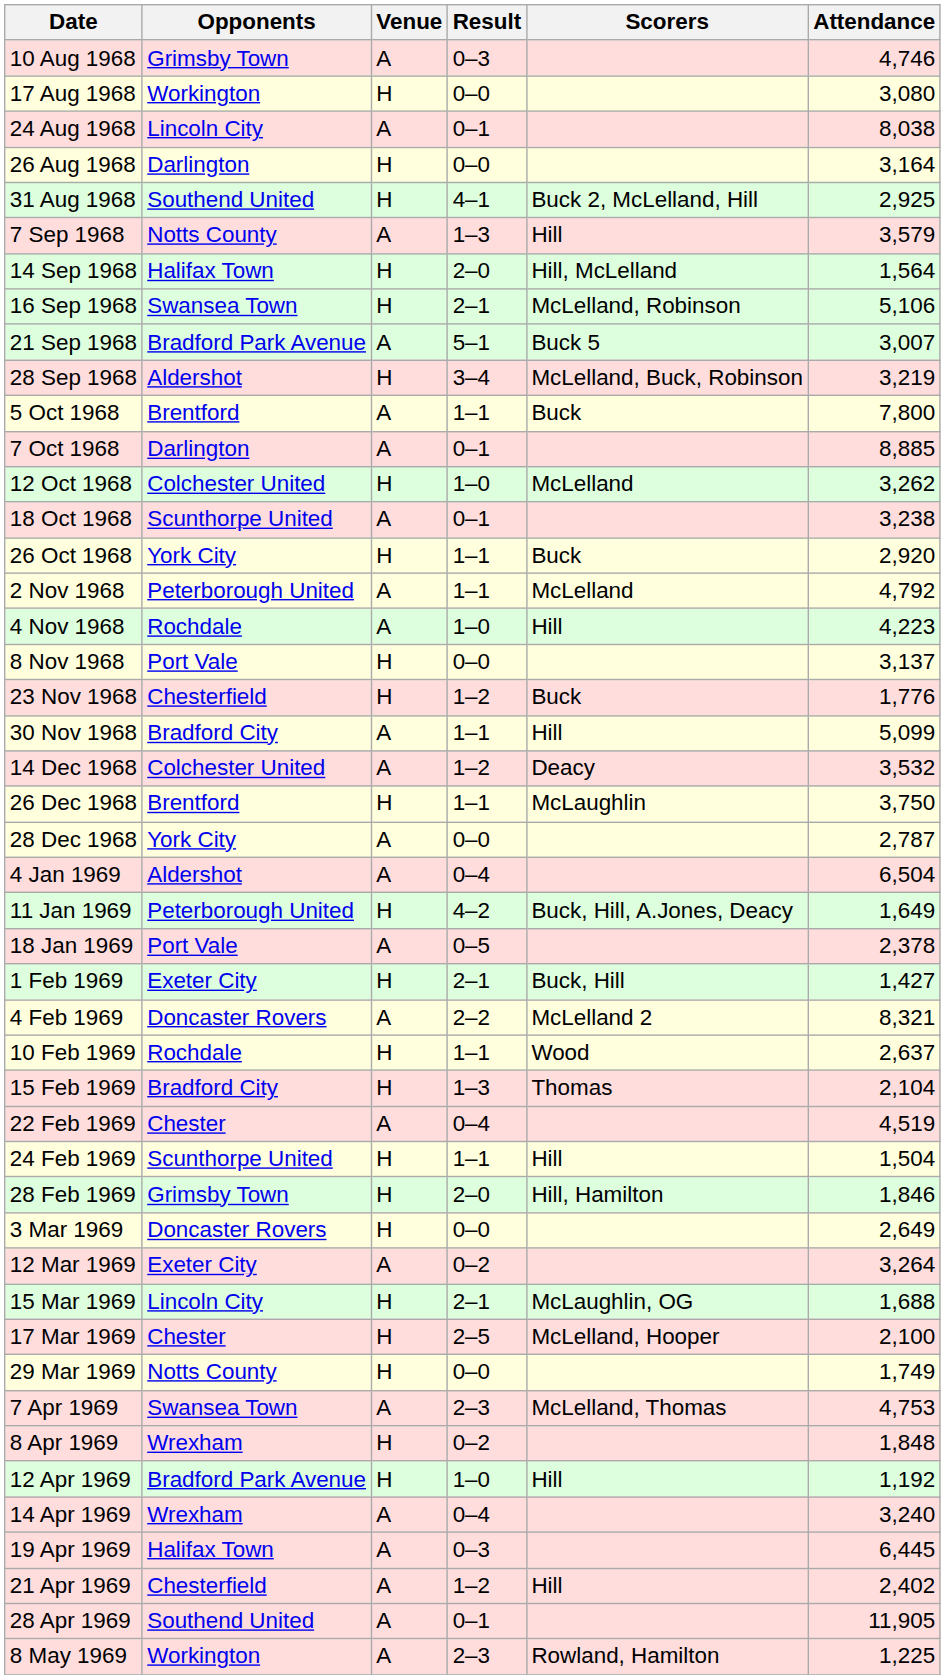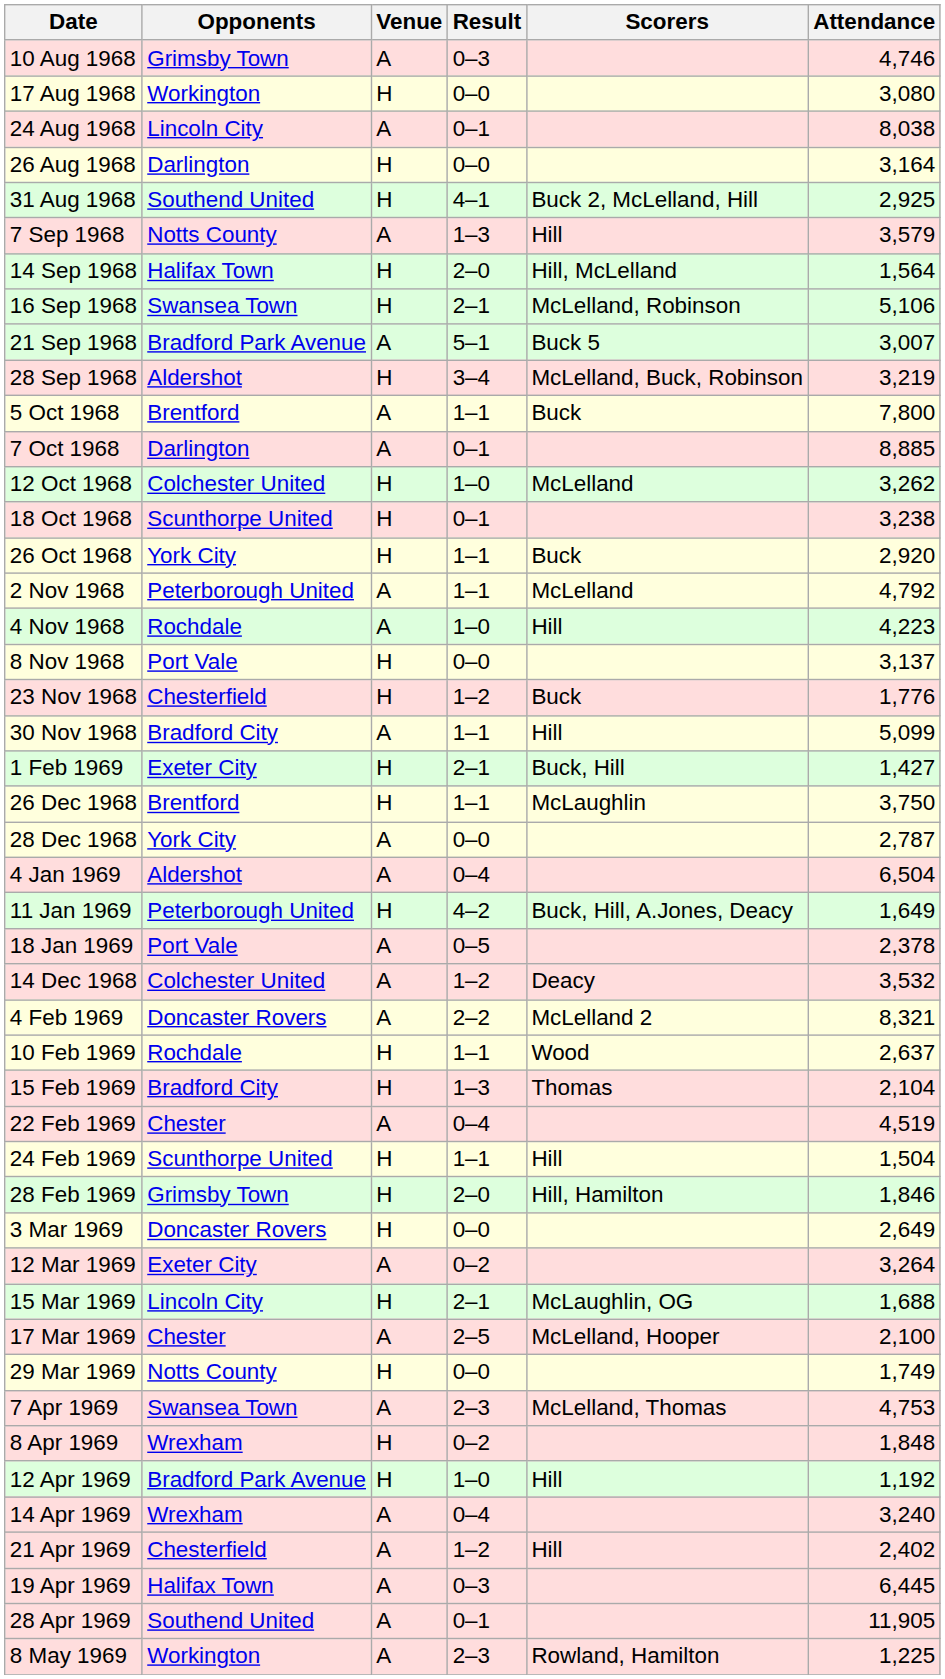(384, 519) A -> (384, 519) H
rows swapped: (73, 768) <-> (67, 981)
(384, 1336) H -> (384, 1336) A
rows swapped: (70, 1549) <-> (70, 1585)
